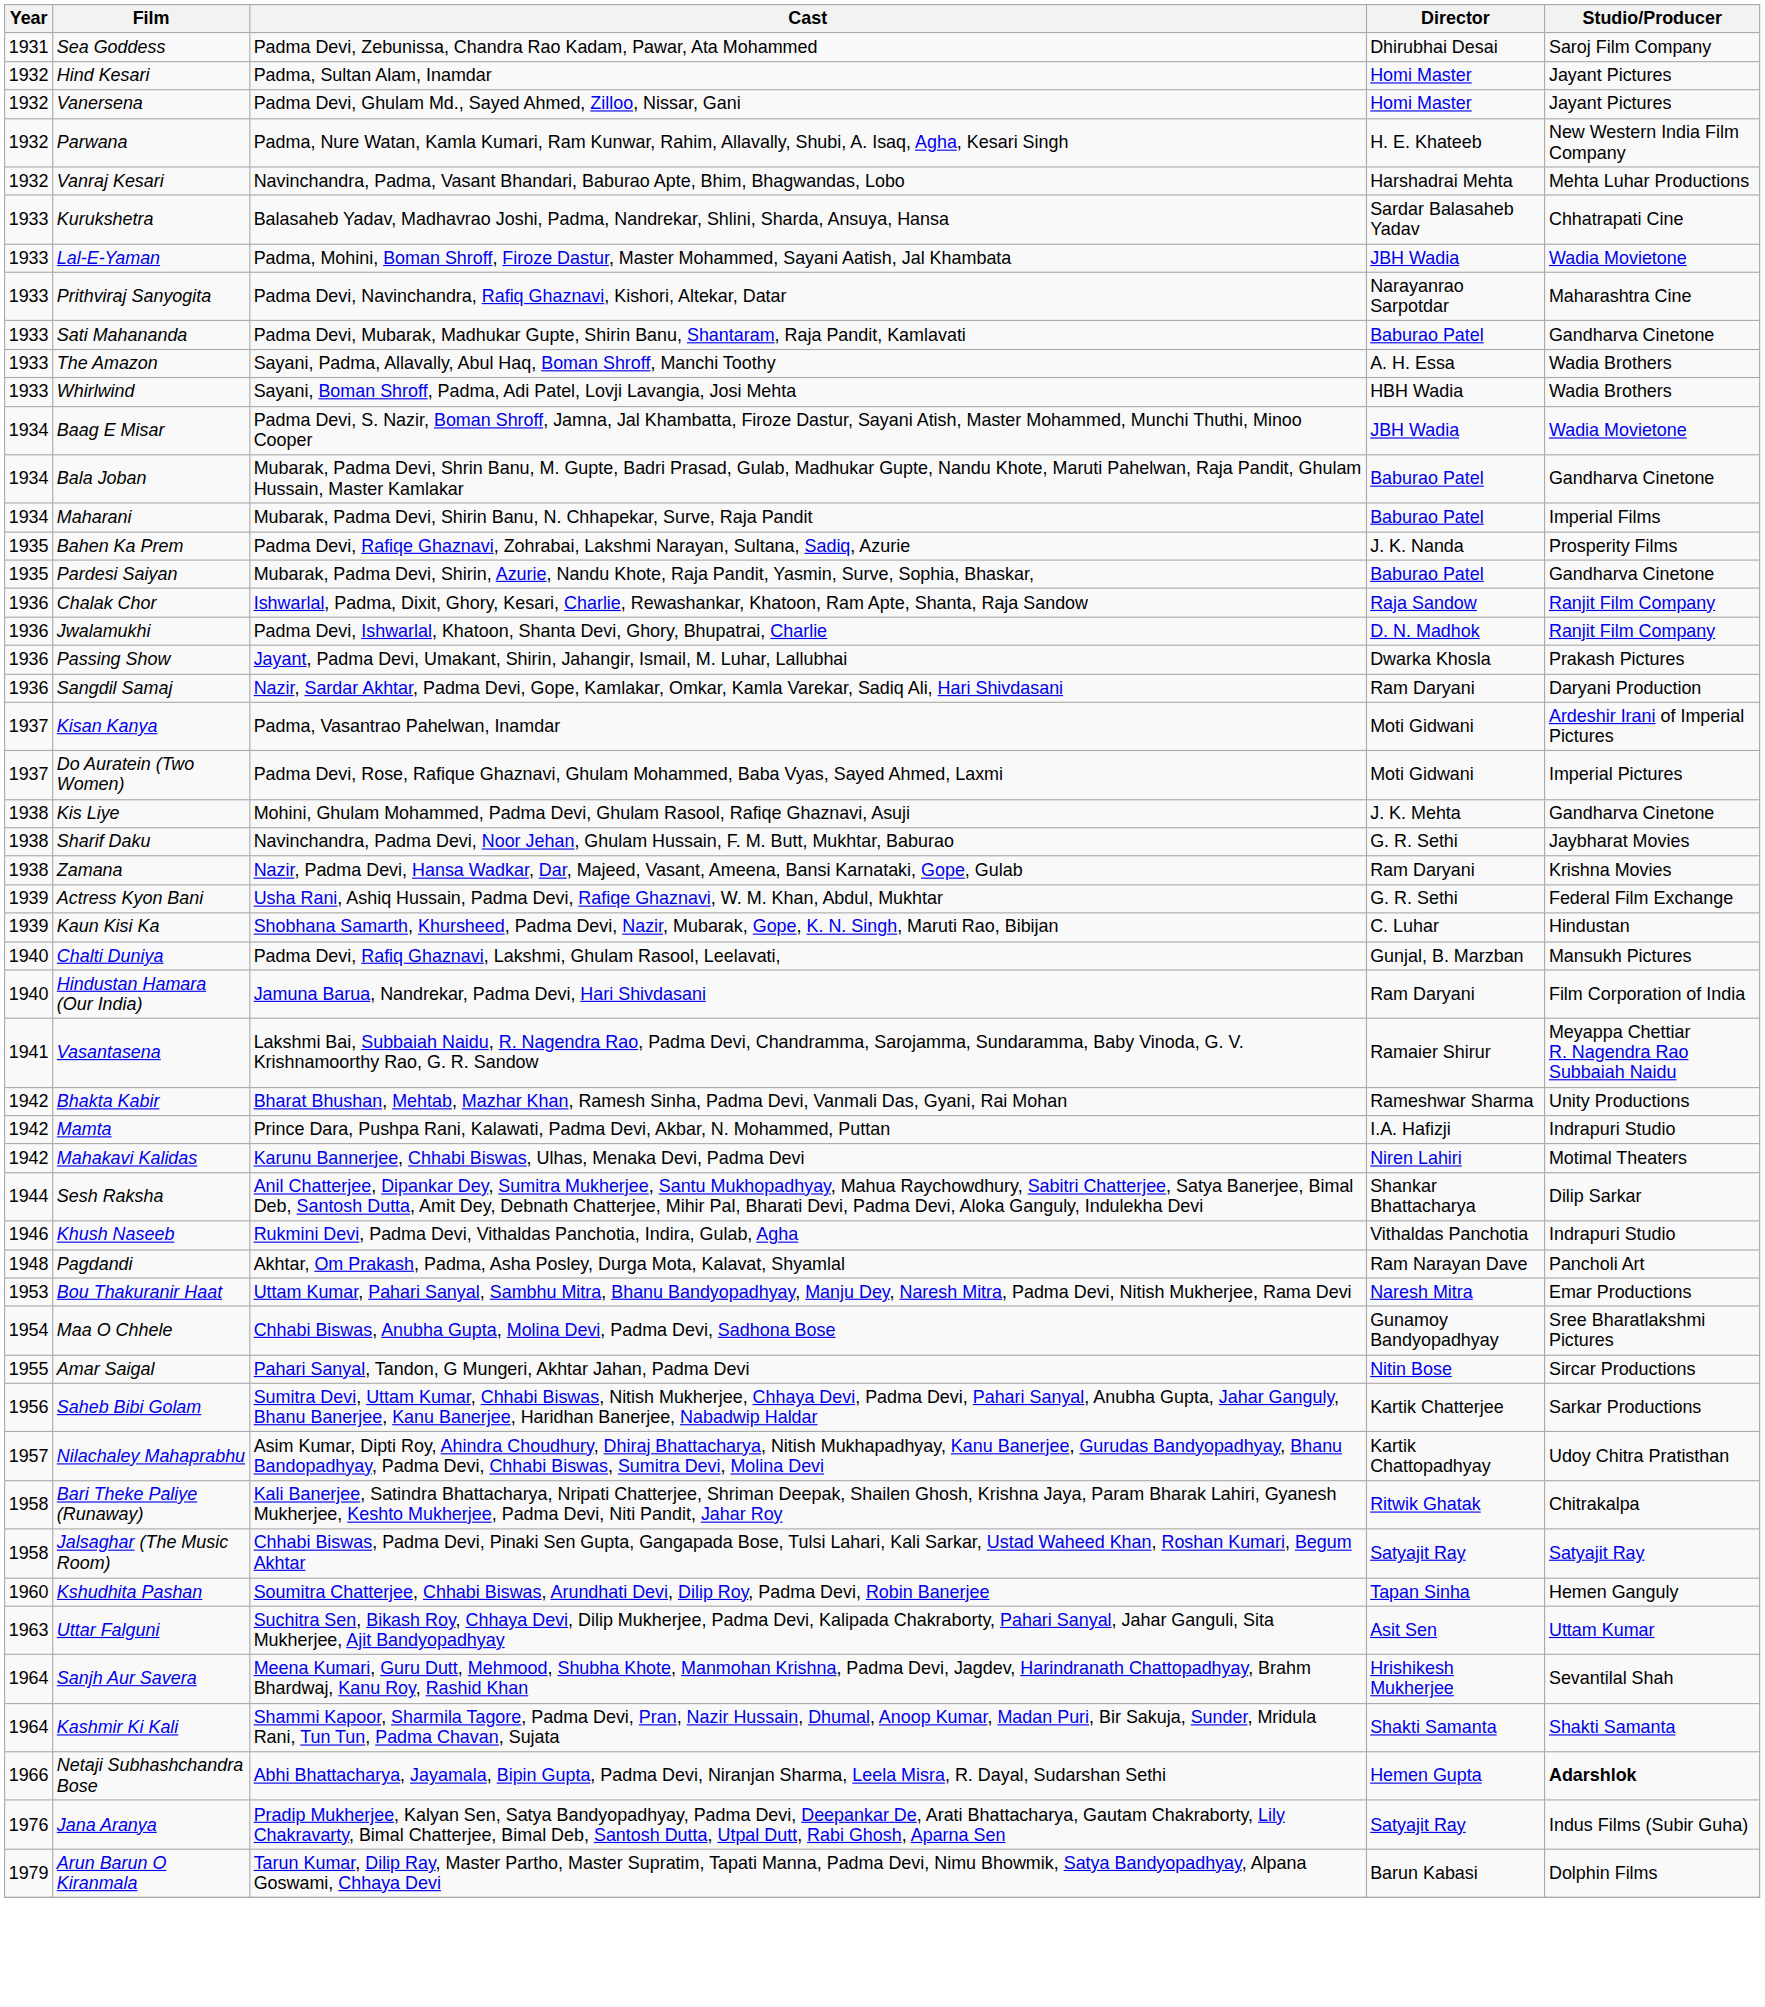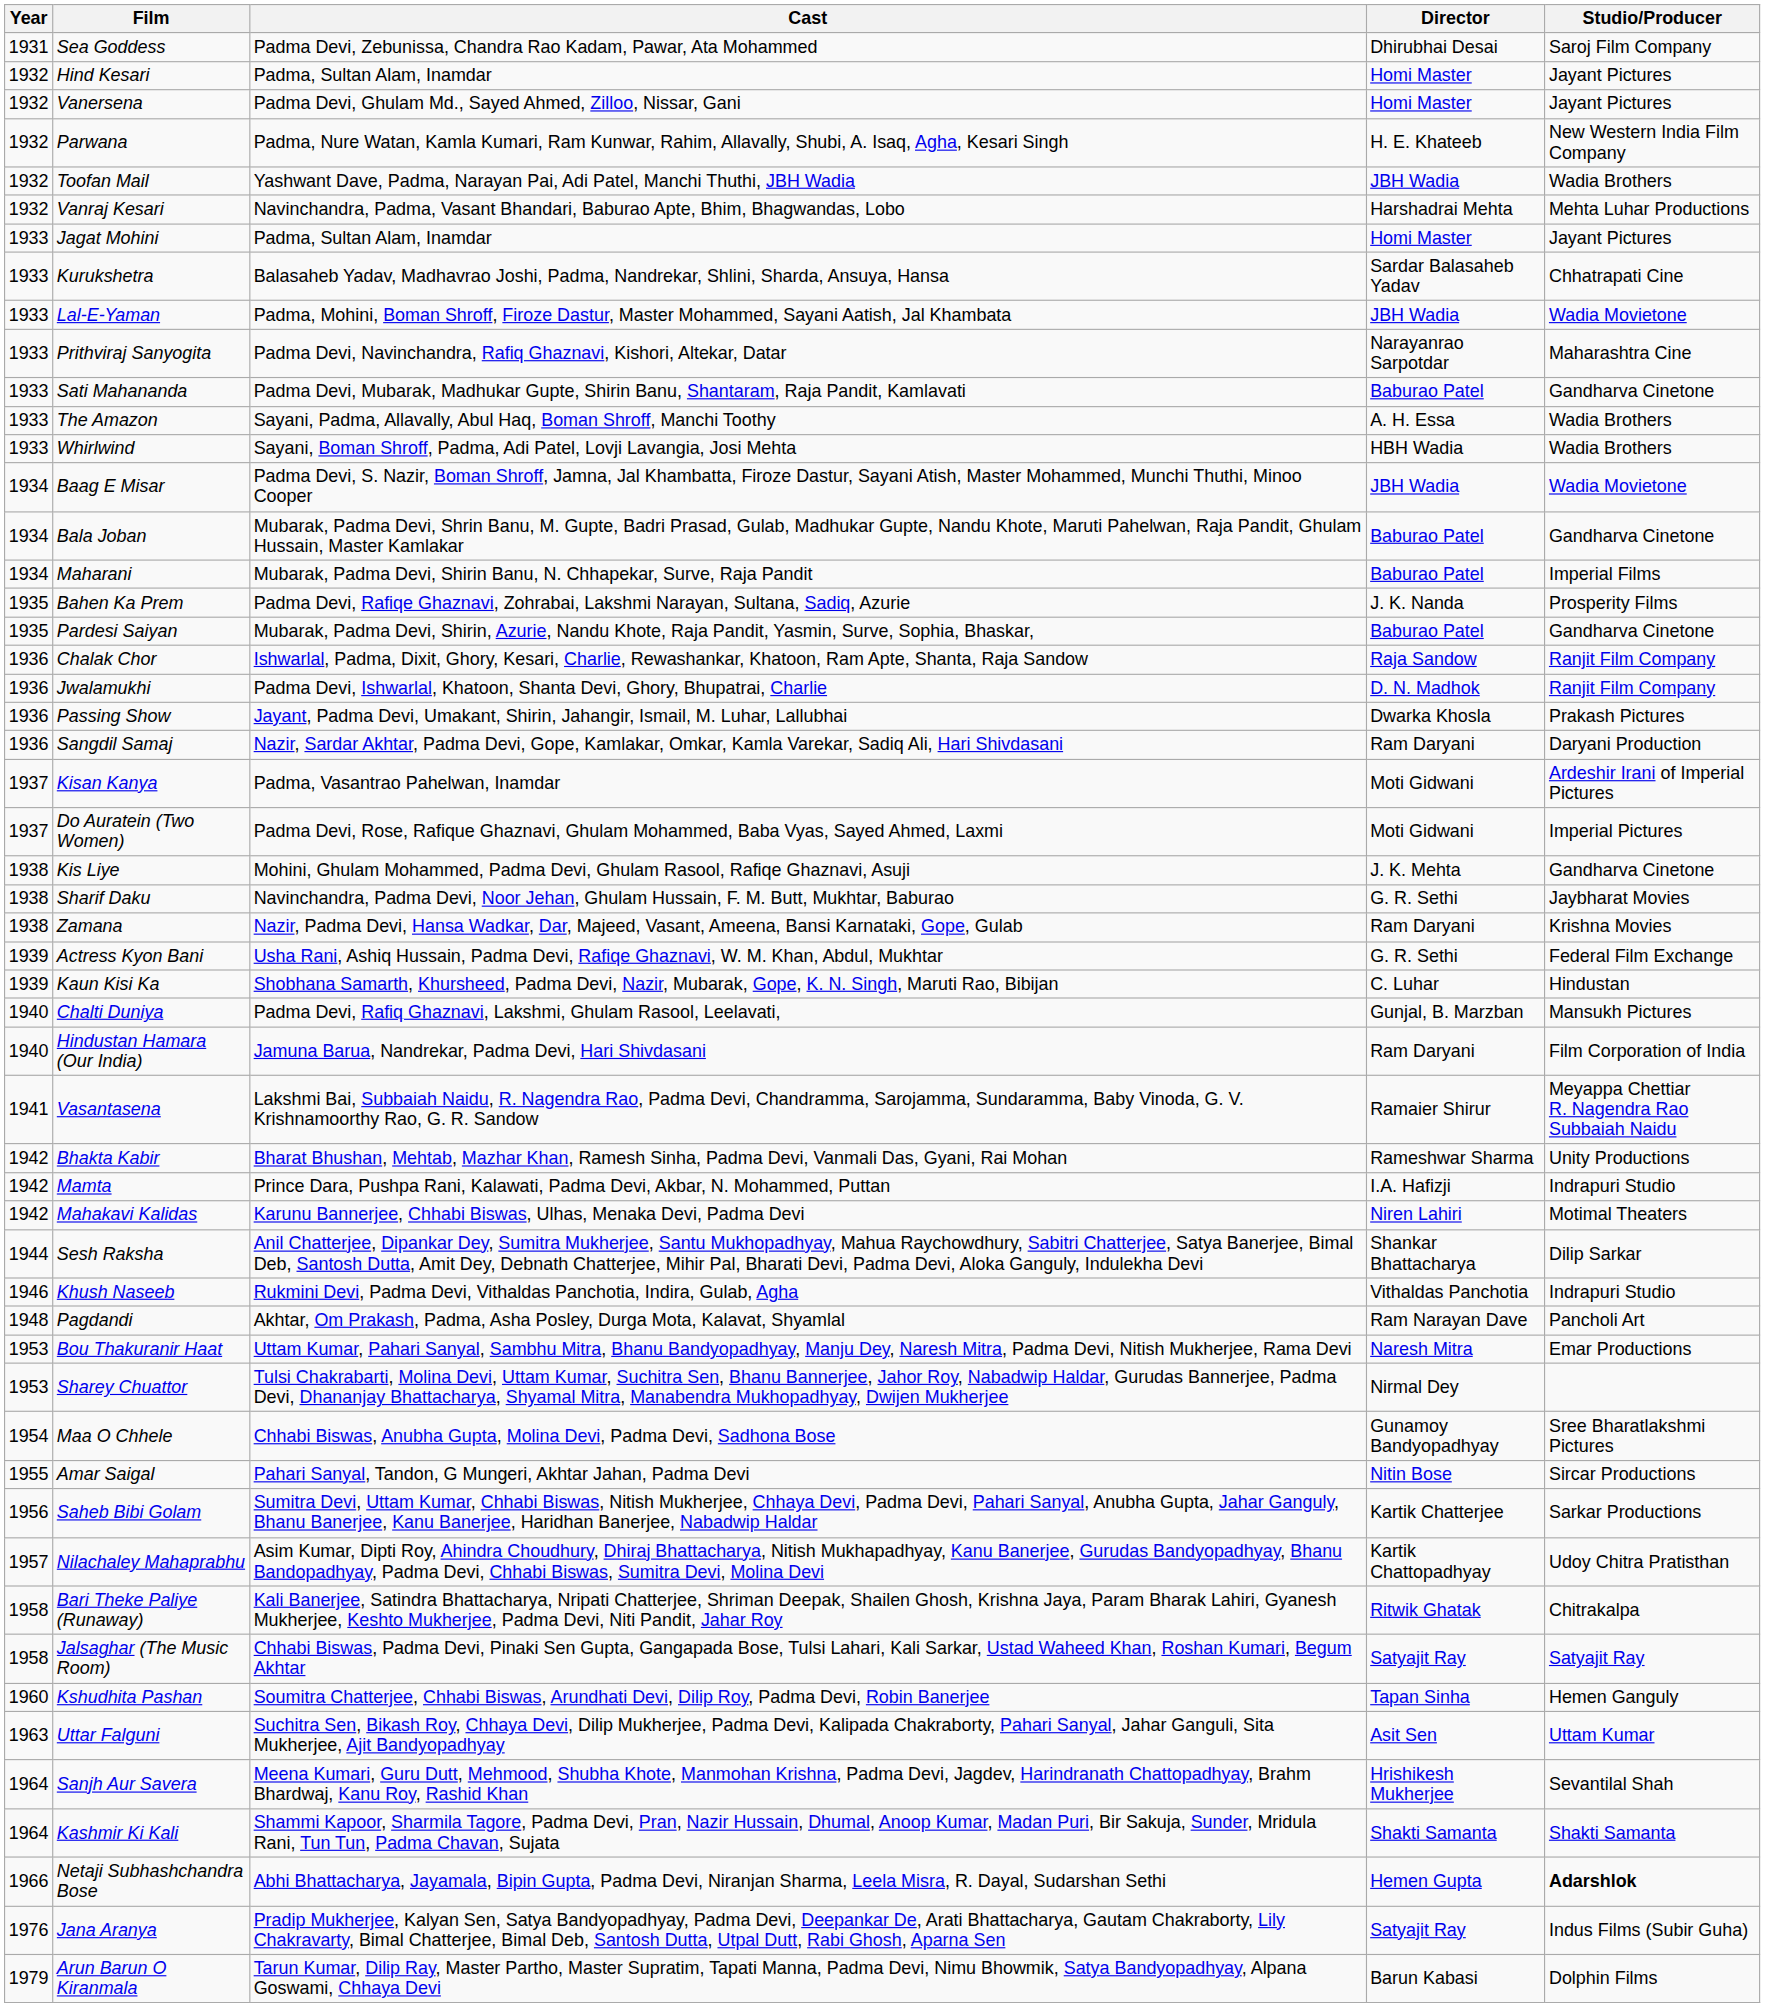+ row: (103, 180)
+ row: (108, 237)
+ row: (122, 1387)
